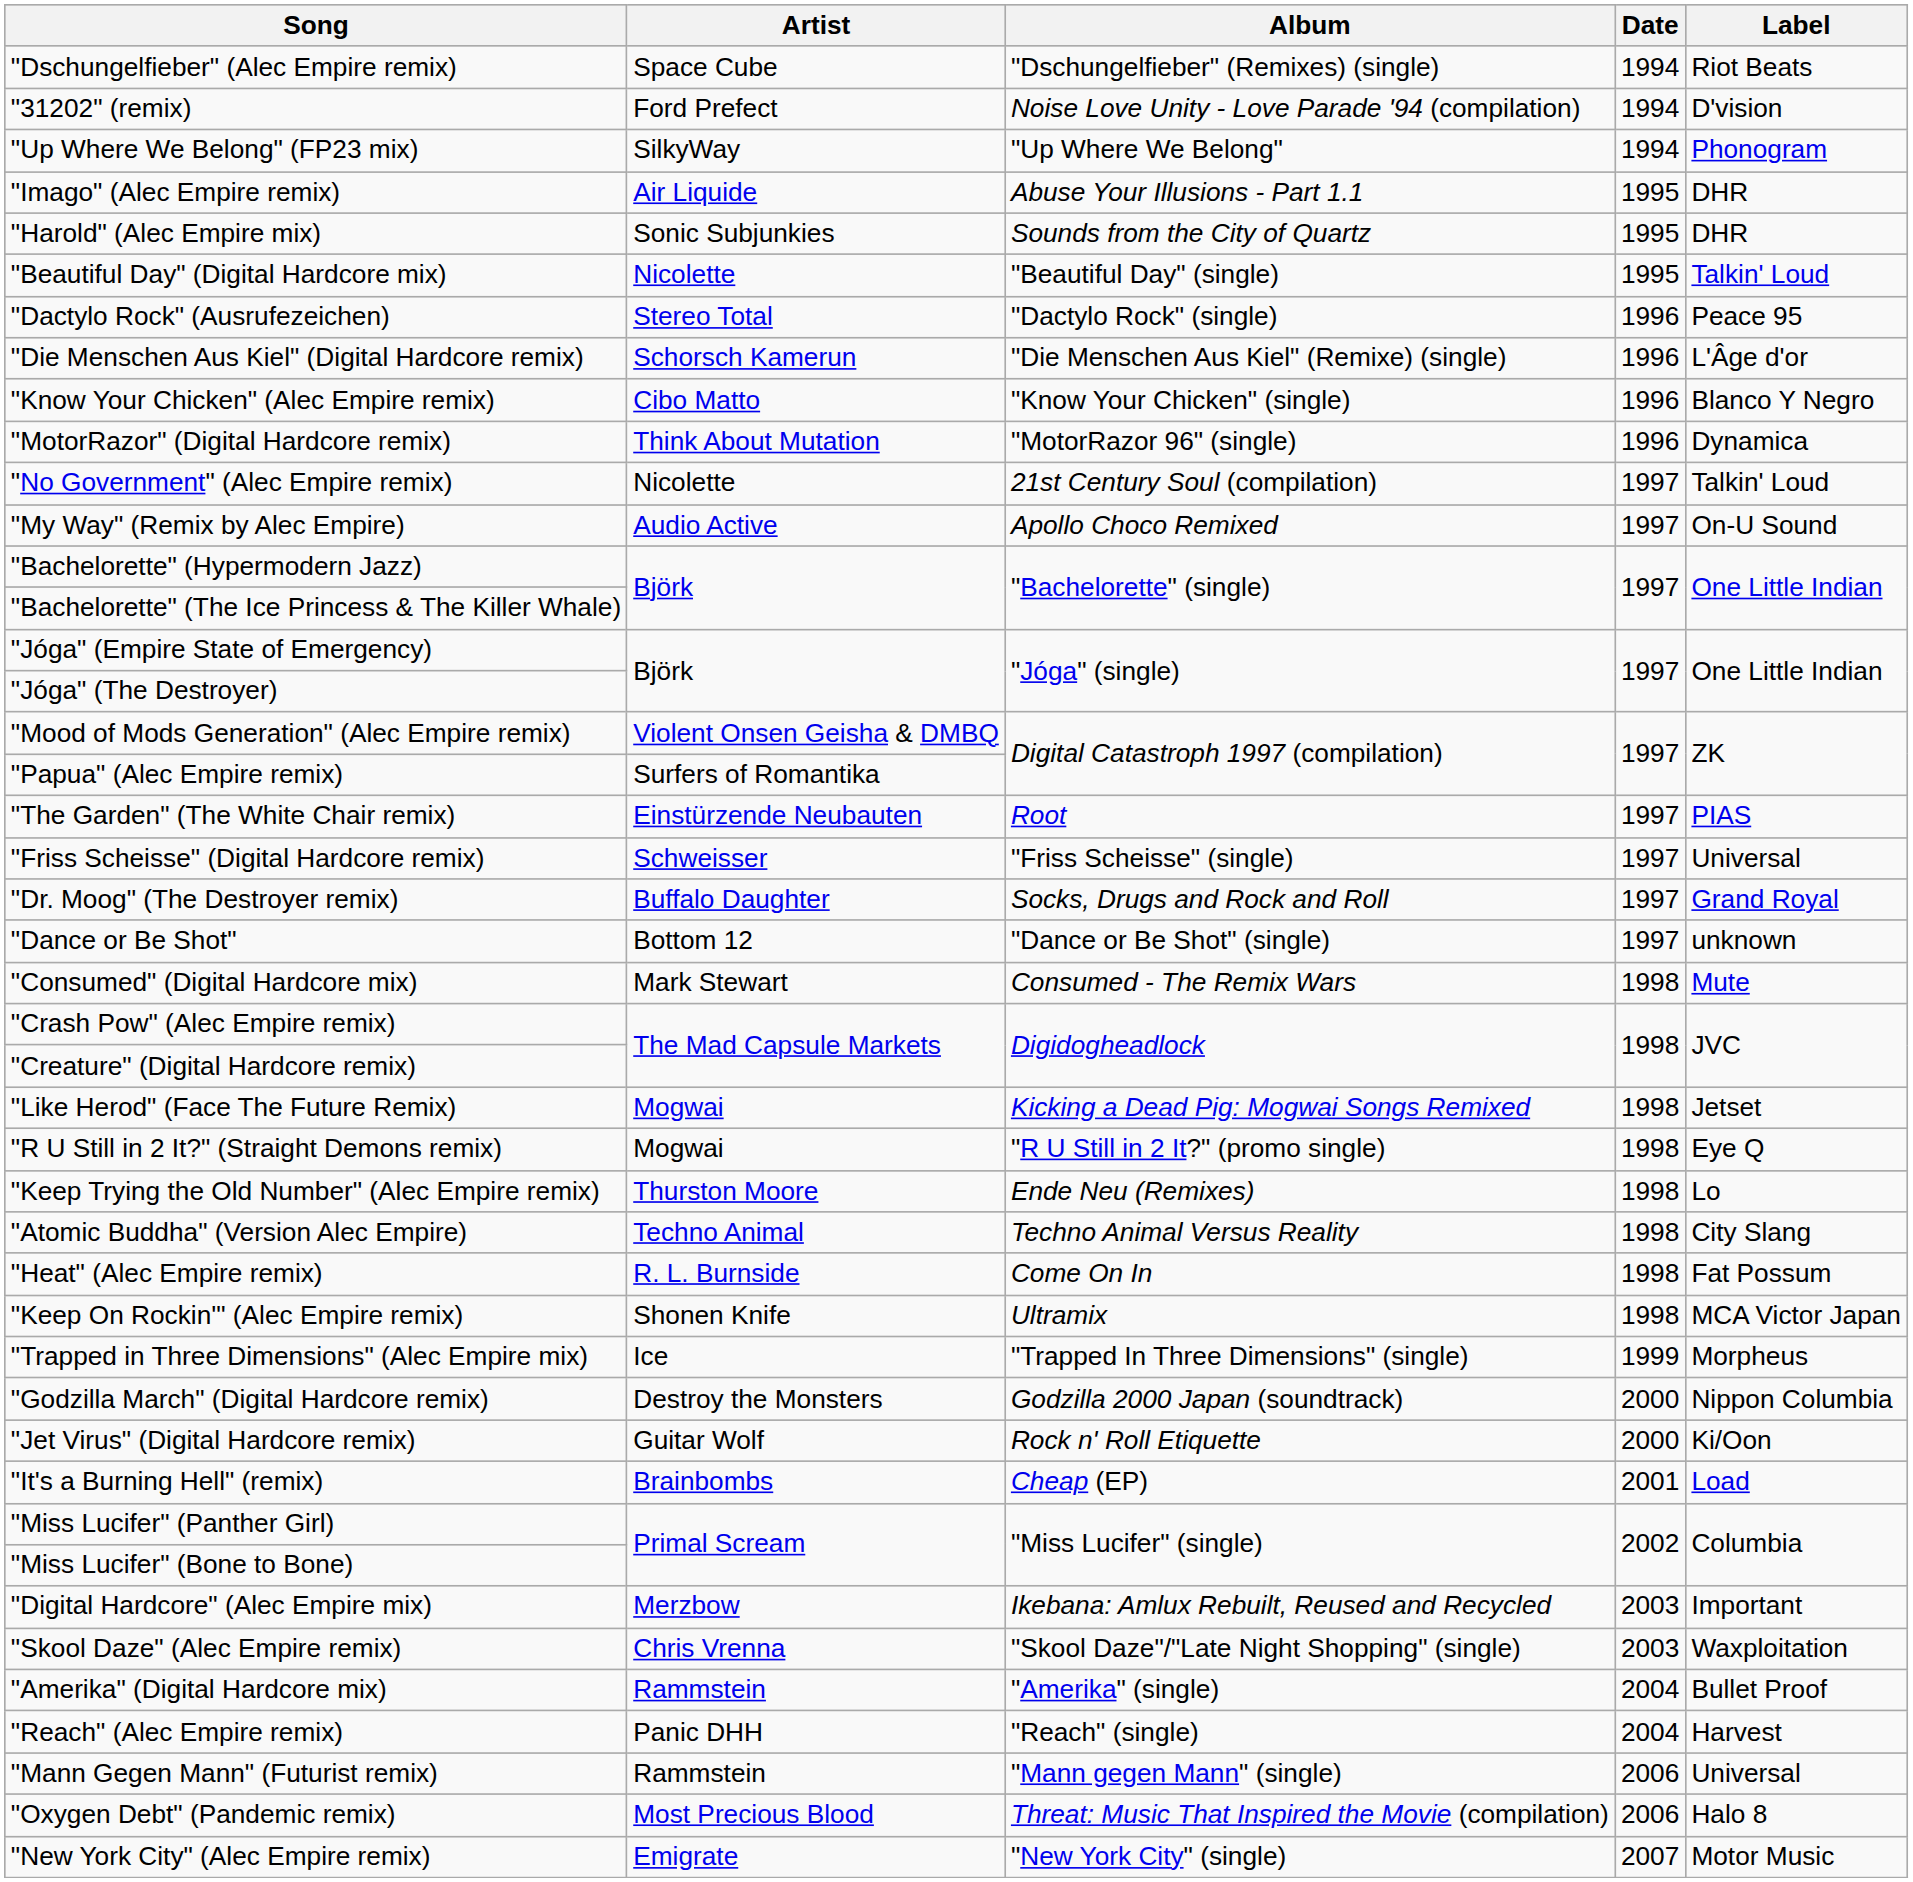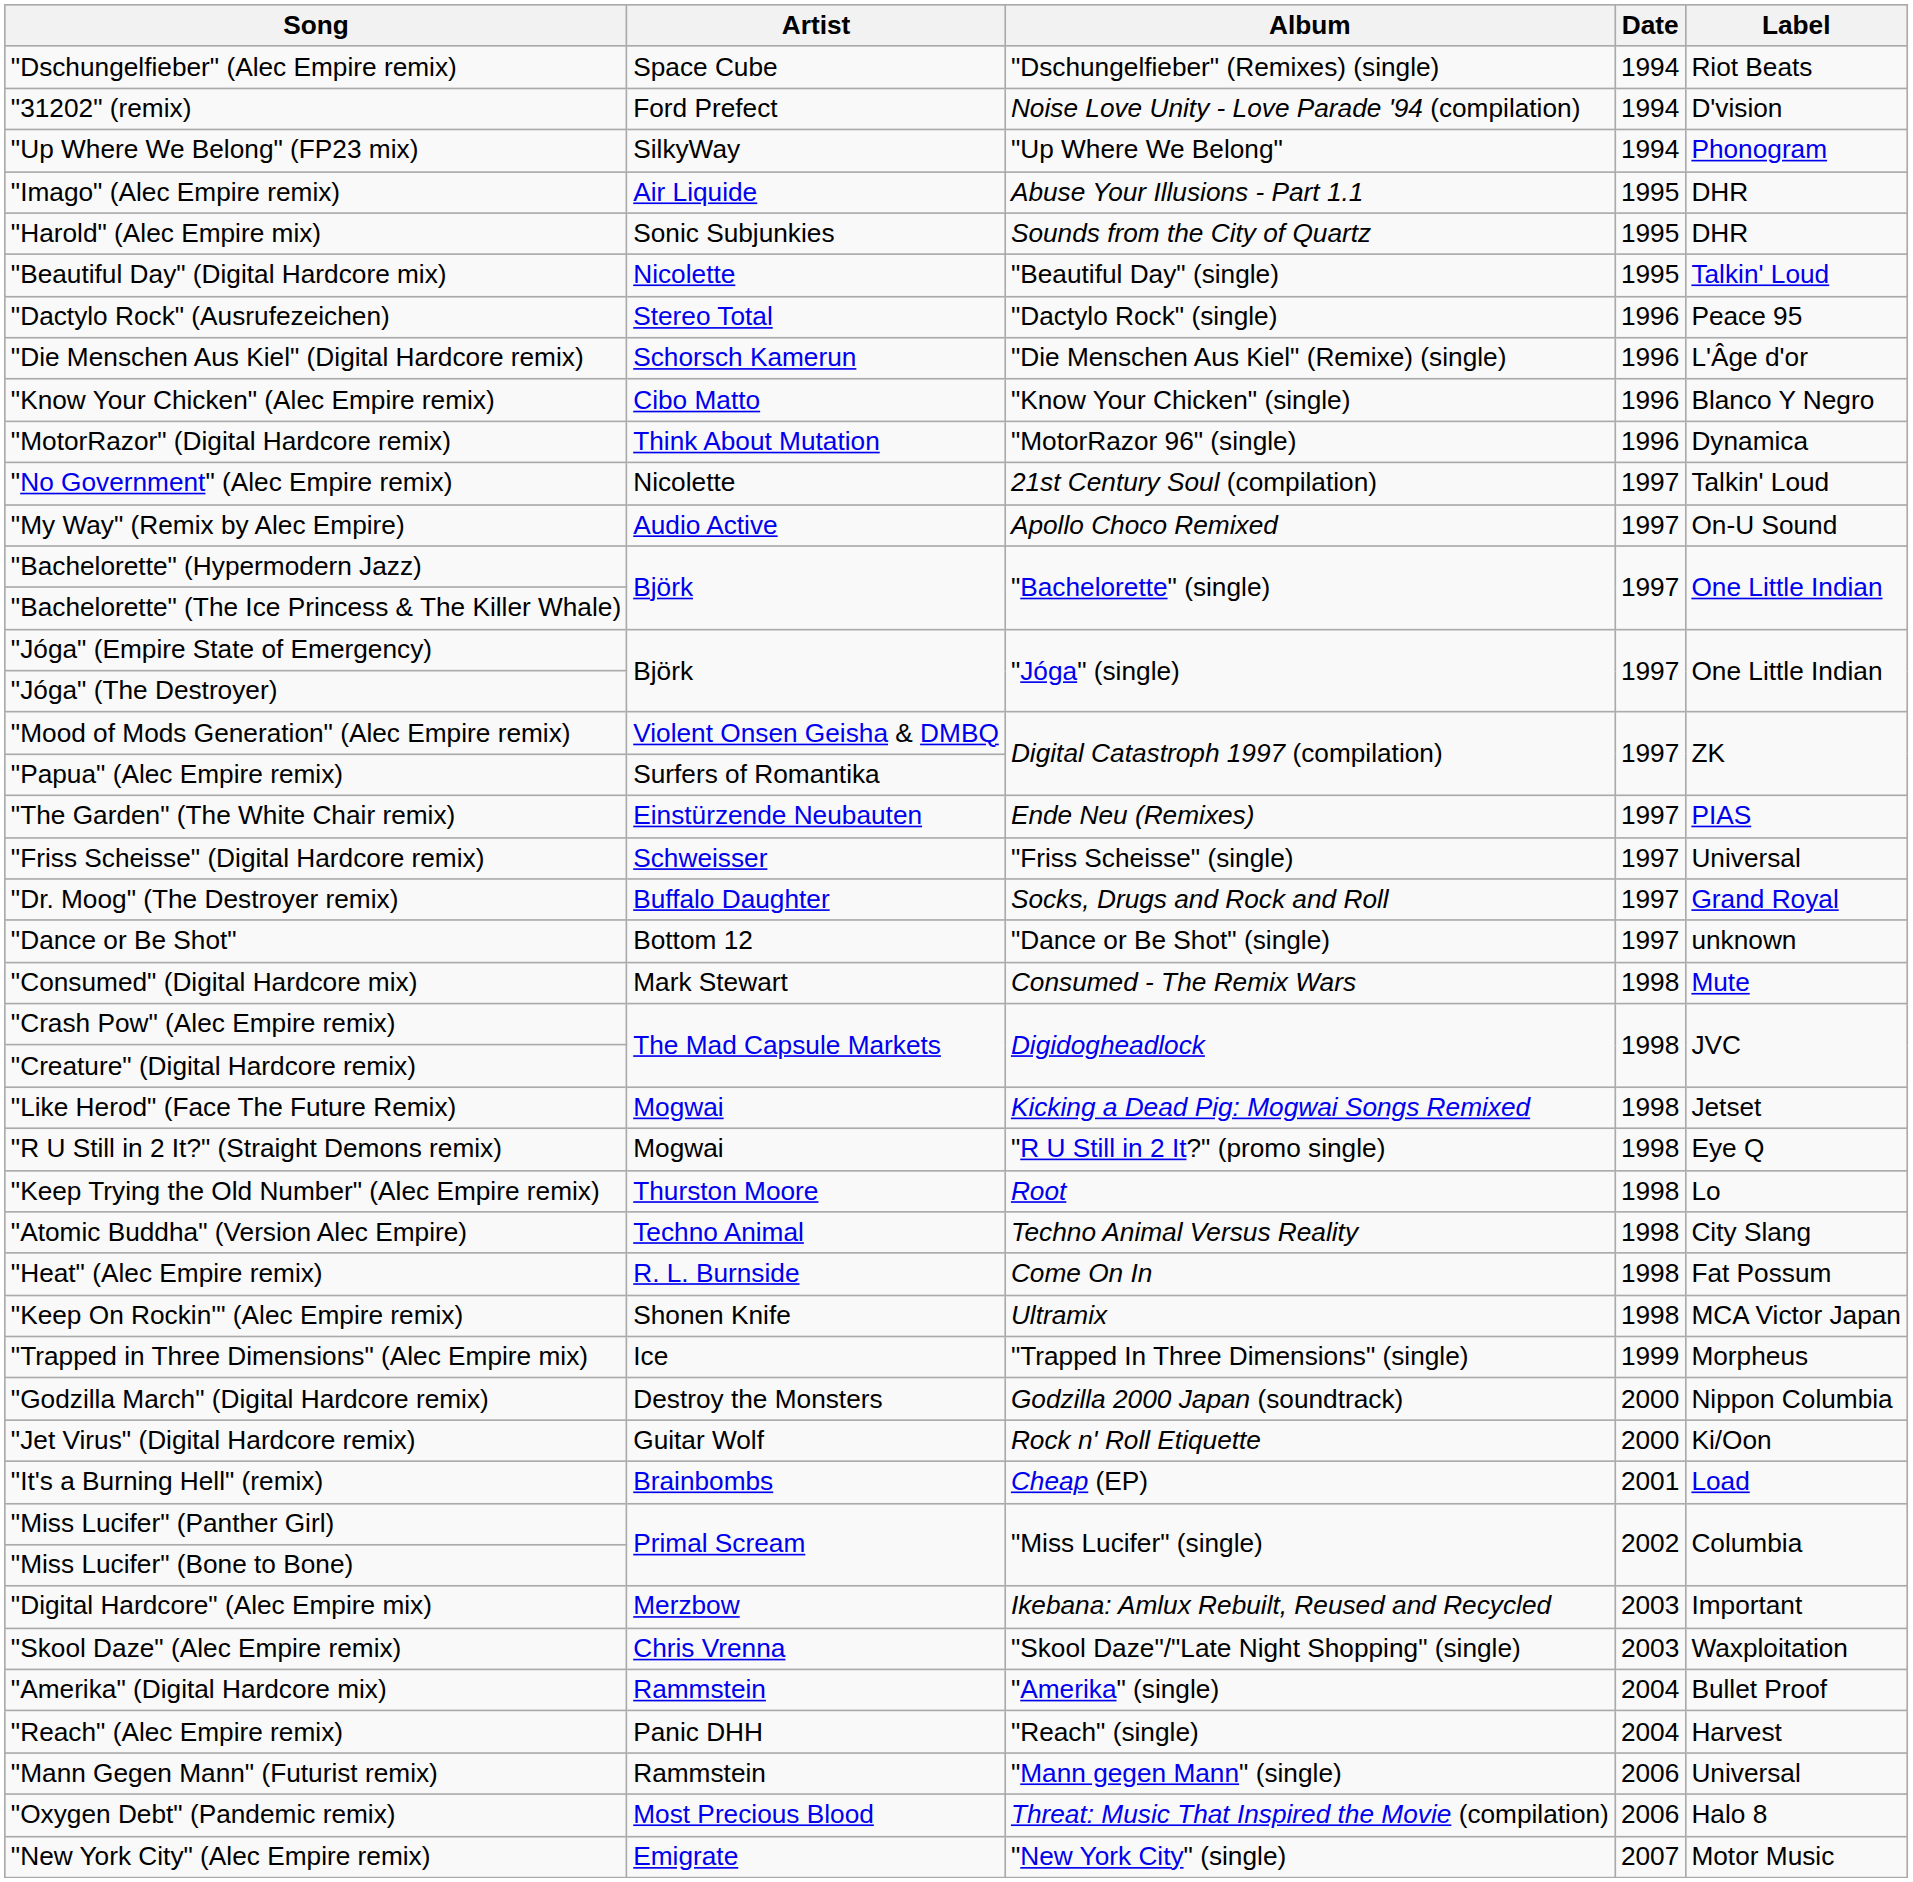(1039, 815) Root -> (1133, 815) Ende Neu (Remixes)
(1133, 1190) Ende Neu (Remixes) -> (1039, 1190) Root
